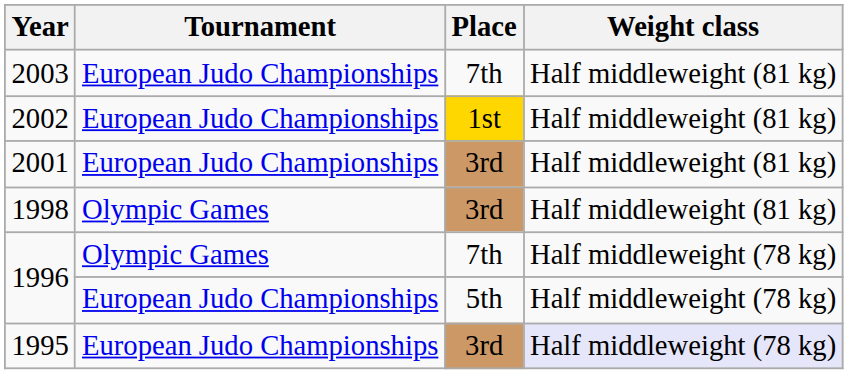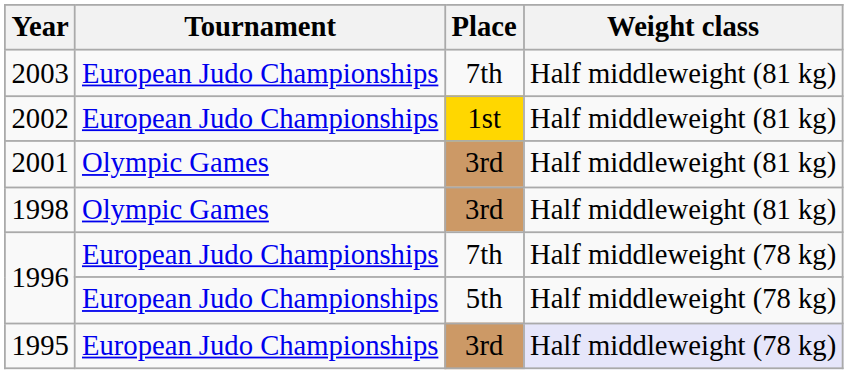(260, 163) European Judo Championships -> (175, 163) Olympic Games
(175, 254) Olympic Games -> (260, 254) European Judo Championships
